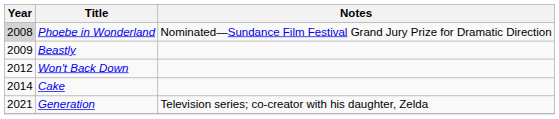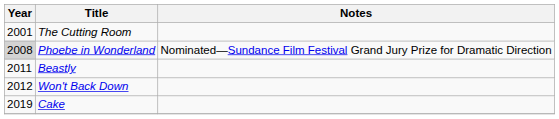+ row: (85, 31)
(20, 50) 2009 -> (19, 68) 2011
(20, 86) 2014 -> (20, 104) 2019
- row: (66, 104)
